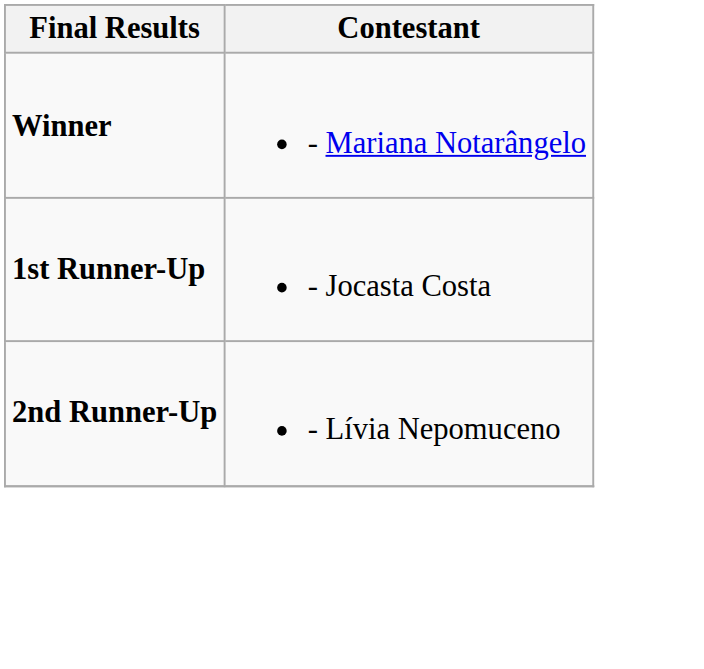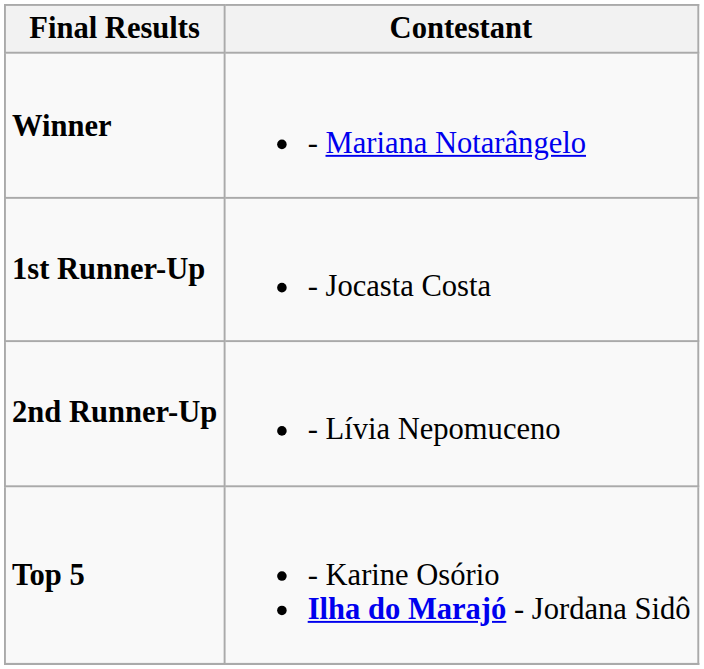+ row: (48, 574)
